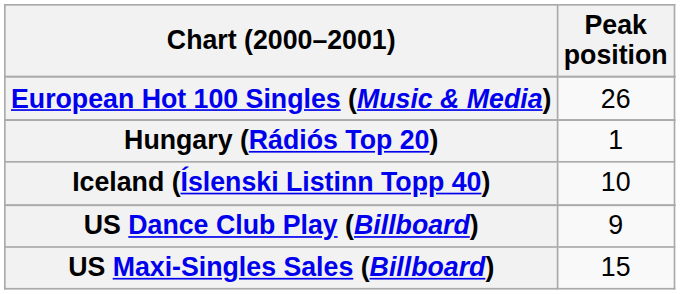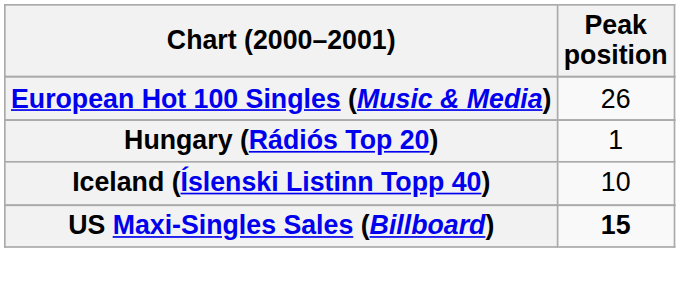- row: (281, 225)
(616, 267) normal -> (616, 225) bold
